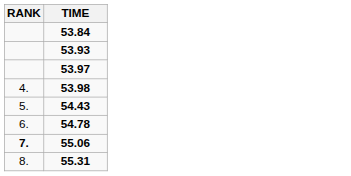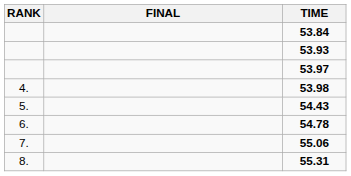+ column: (163, 13)
(24, 143) bold -> (24, 143) normal
